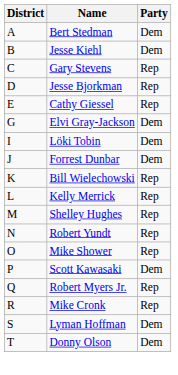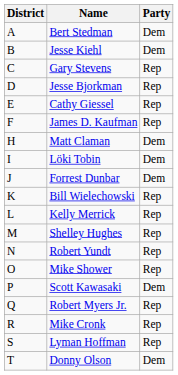+ row: (93, 123)
- row: (92, 123)
+ row: (80, 141)
(151, 324) Dem -> (152, 342) Rep
